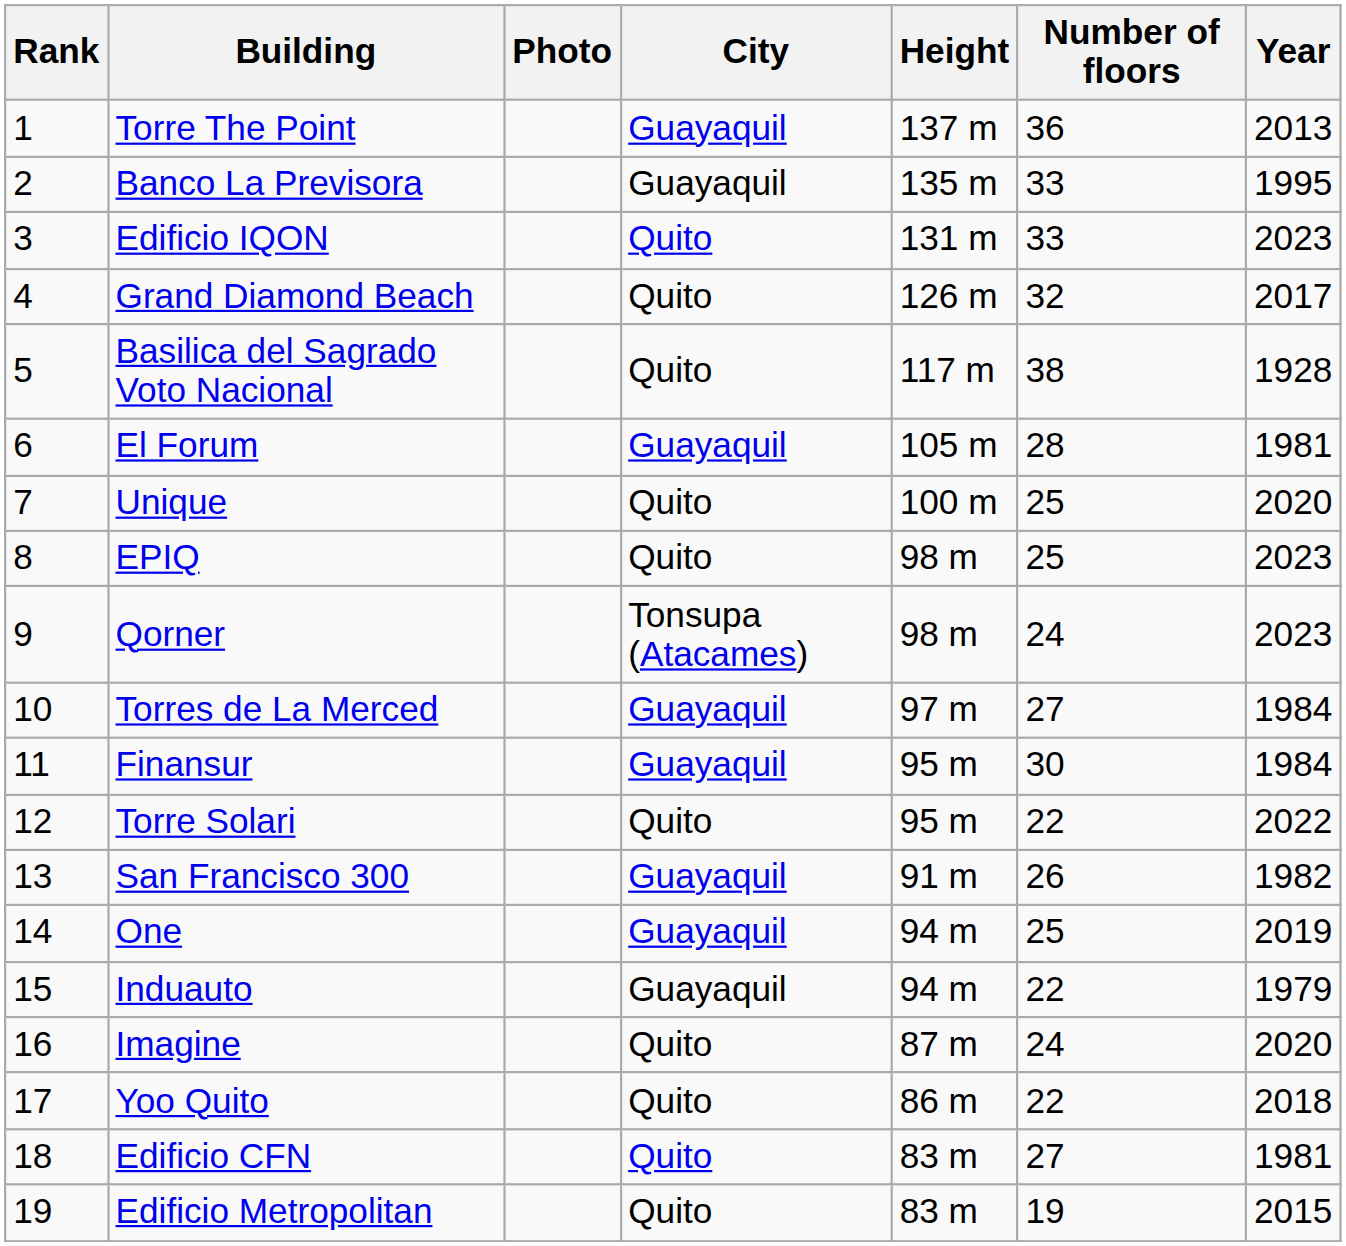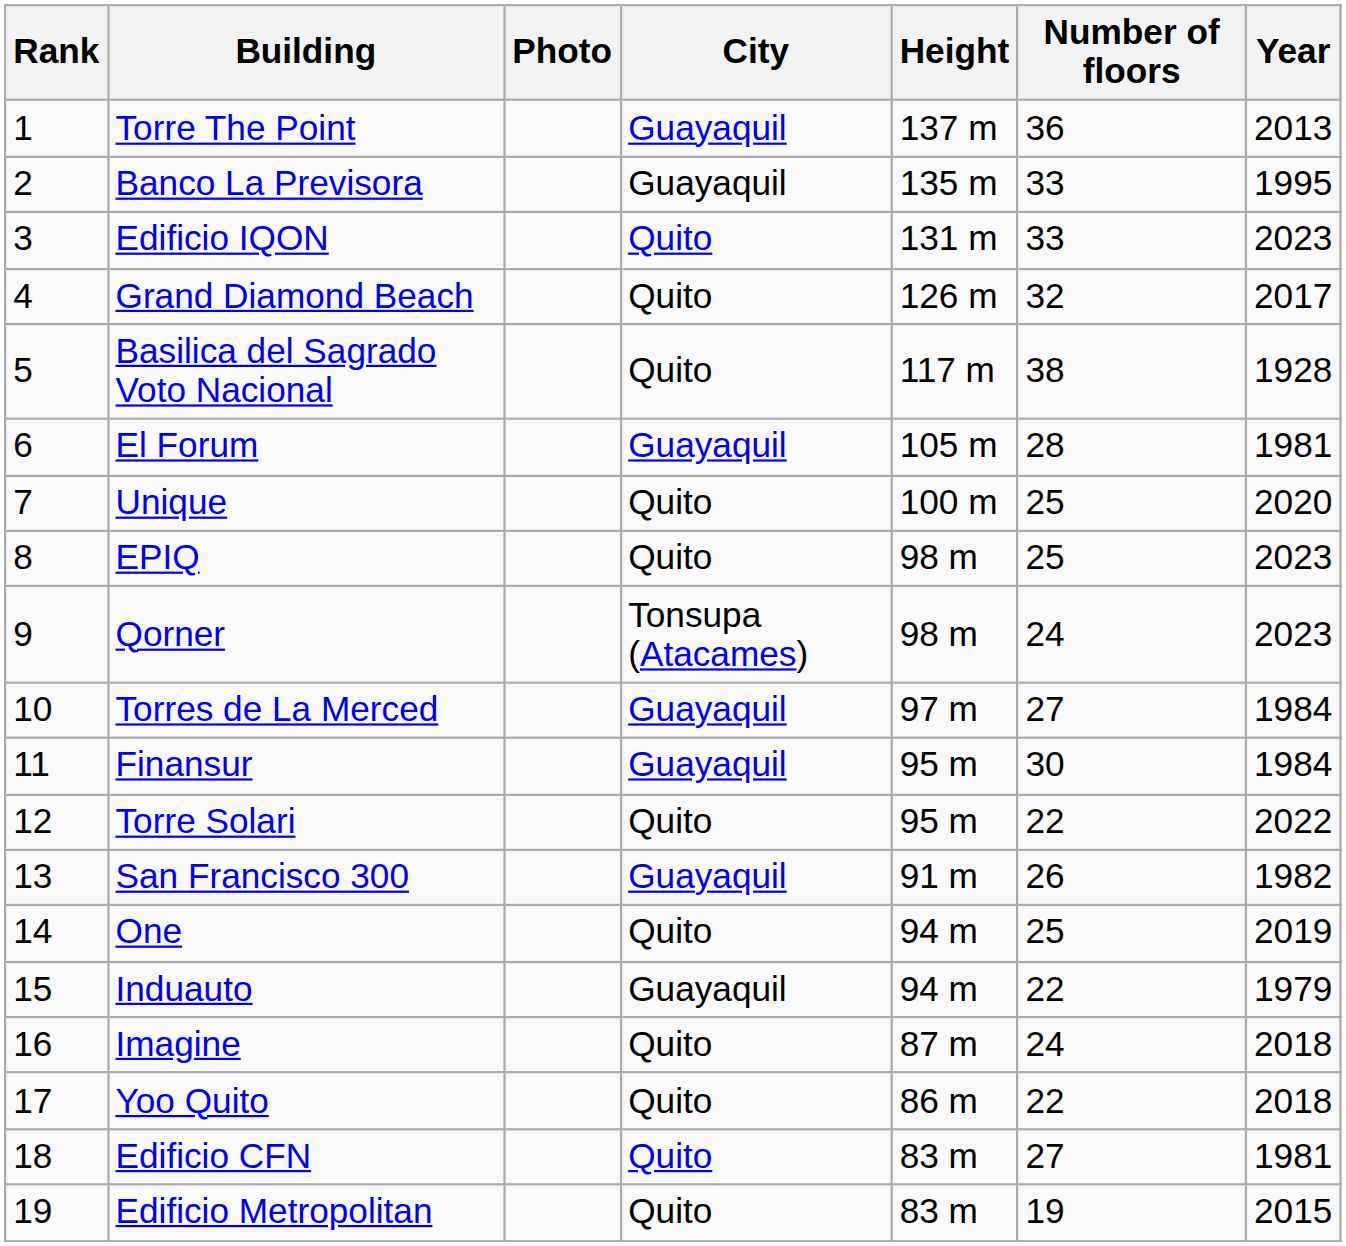(707, 932) Guayaquil -> (670, 932) Quito
(1293, 1044) 2020 -> (1293, 1044) 2018
